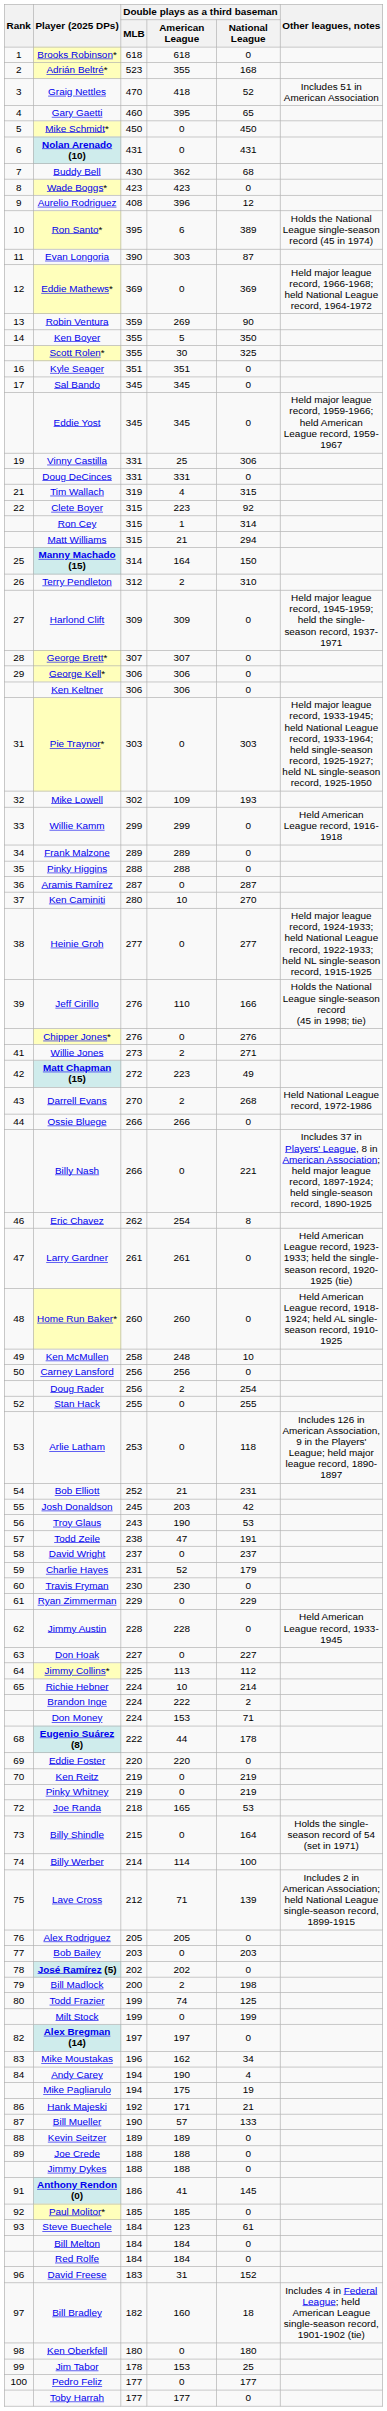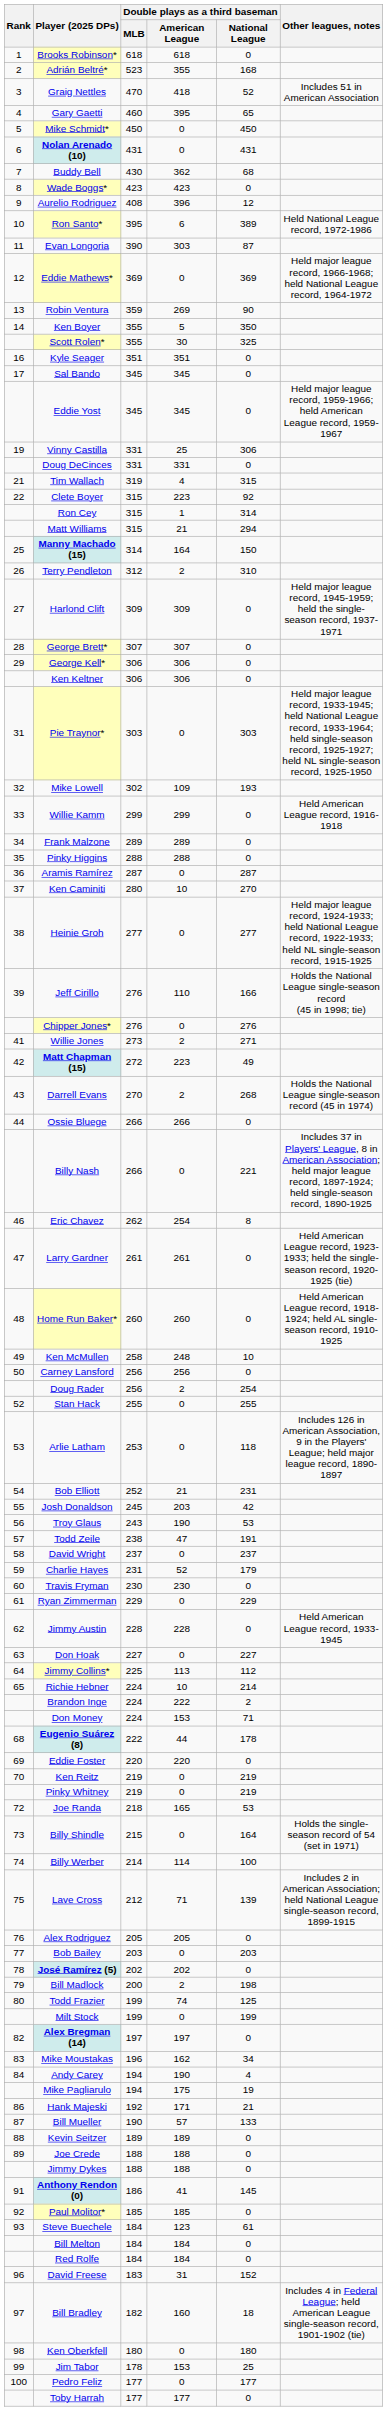(331, 230) Holds the National League single-season record (45 in 1974) -> (331, 224) Held National League record, 1972-1986
(331, 1100) Held National League record, 1972-1986 -> (331, 1095) Holds the National League single-season record (45 in 1974)
